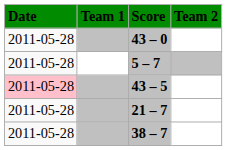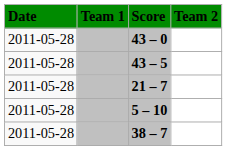- row: (146, 63)
(41, 86) pink background -> (41, 63) no background
+ row: (149, 110)
